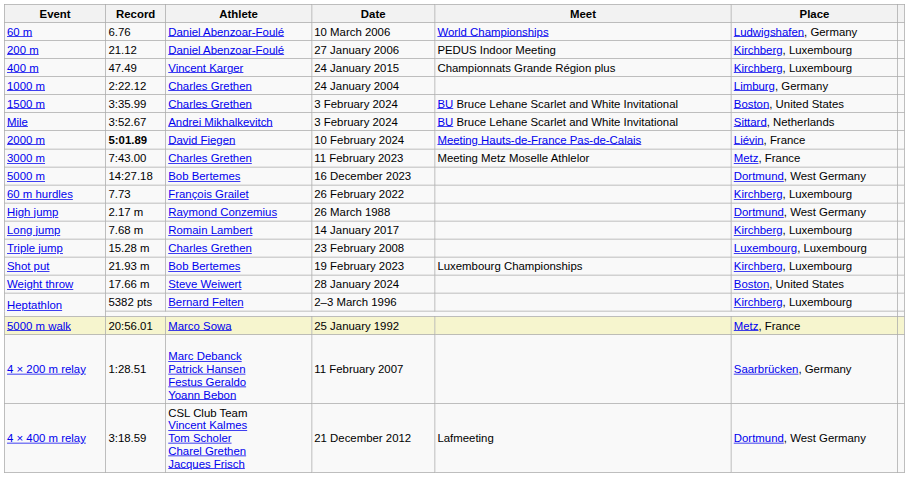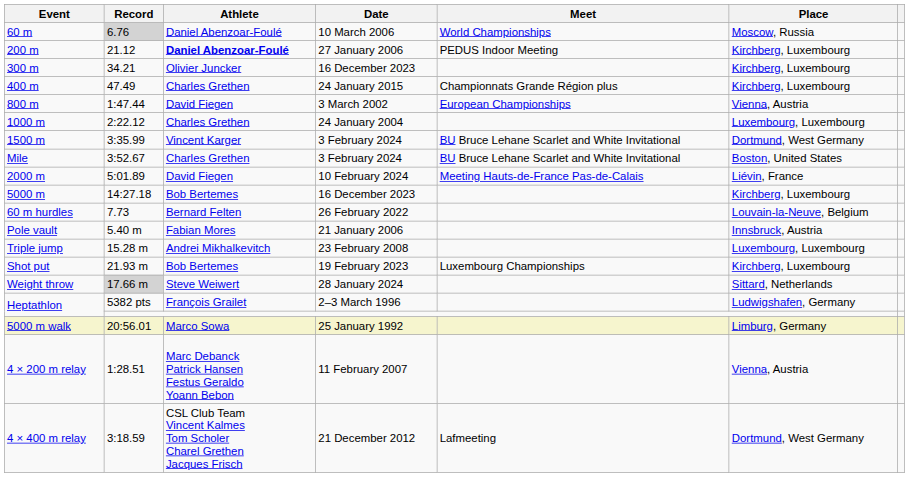(120, 32) no background -> (118, 32) lightgrey background
(796, 32) Ludwigshafen, Germany -> (773, 32) Moscow, Russia
(226, 50) normal -> (227, 50) bold
+ row: (23, 68)
(206, 68) Vincent Karger -> (208, 86) Charles Grethen
+ row: (23, 104)
(781, 86) Limburg, Germany -> (798, 122) Luxembourg, Luxembourg
(210, 104) Charles Grethen -> (203, 140) Vincent Karger
(789, 104) Boston, United States -> (798, 140) Dortmund, West Germany
(220, 122) Andrei Mikhalkevitch -> (208, 158) Charles Grethen
(784, 122) Sittard, Netherlands -> (787, 158) Boston, United States
(128, 140) bold -> (126, 176) normal
- row: (26, 158)
(800, 176) Dortmund, West Germany -> (791, 194) Kirchberg, Luxembourg
(208, 194) François Grailet -> (204, 212) Bernard Felten
(793, 194) Kirchberg, Luxembourg -> (800, 212) Louvain-la-Neuve, Belgium
- row: (33, 212)
+ row: (32, 230)
- row: (34, 230)
(210, 248) Charles Grethen -> (218, 248) Andrei Mikhalkevitch
(129, 284) no background -> (128, 284) lightgrey background
(789, 284) Boston, United States -> (782, 284) Sittard, Netherlands
(206, 302) Bernard Felten -> (206, 302) François Grailet
(793, 302) Kirchberg, Luxembourg -> (794, 302) Ludwigshafen, Germany
(767, 326) Metz, France -> (779, 326) Limburg, Germany
(793, 369) Saarbrücken, Germany -> (770, 369) Vienna, Austria
